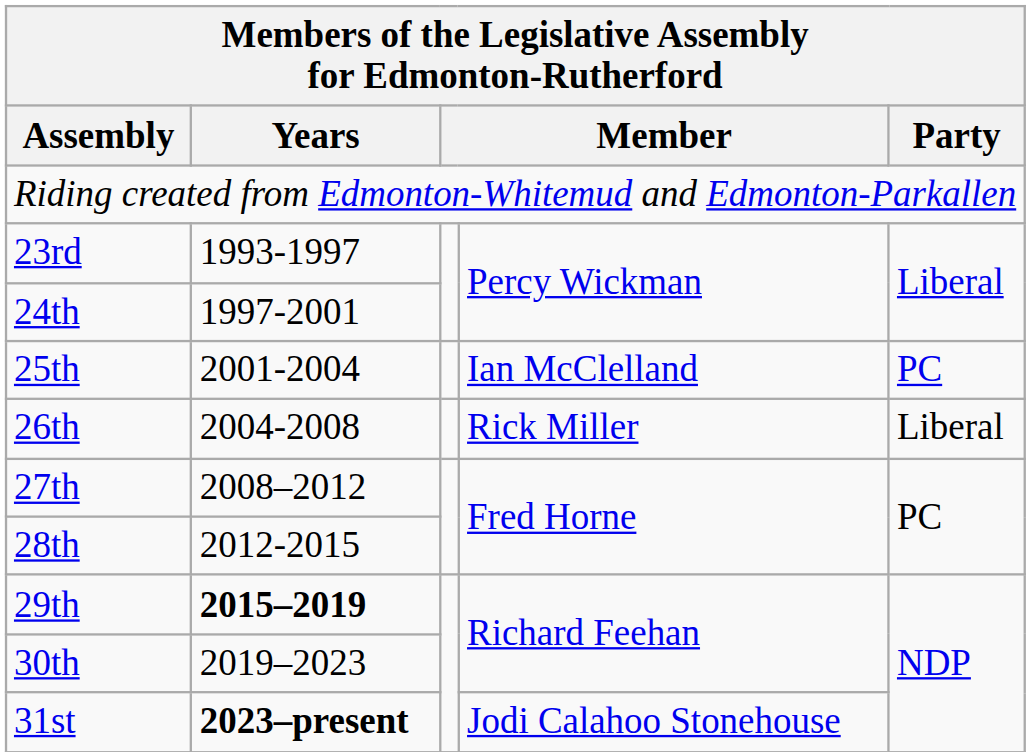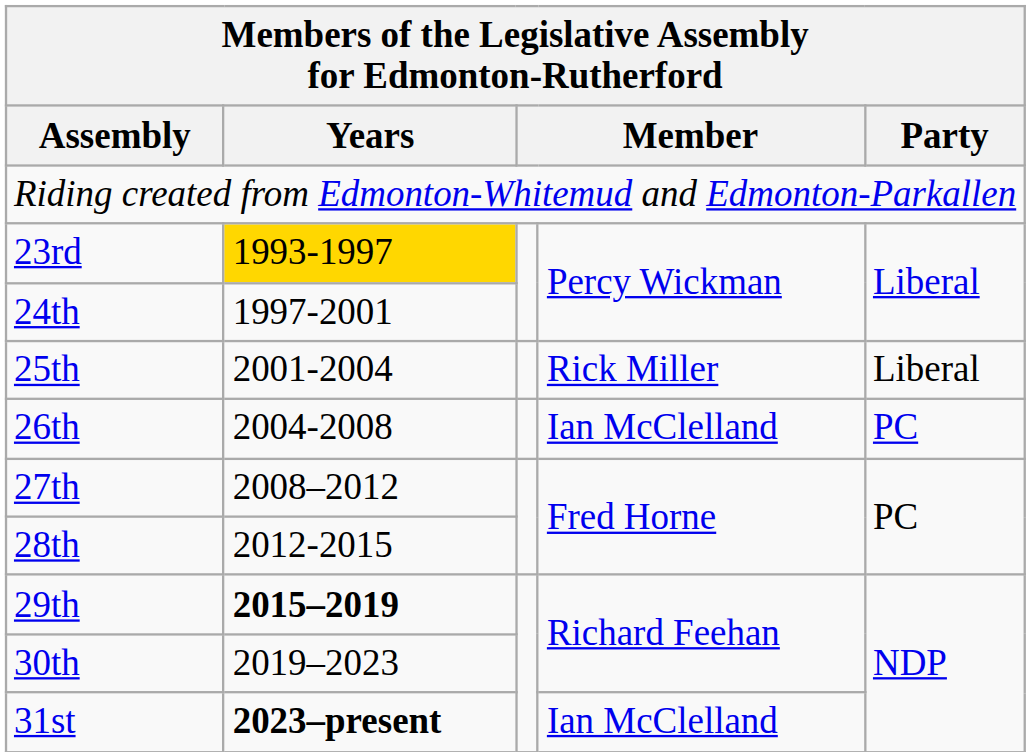(280, 252) no background -> (313, 252) gold background
(583, 369) Ian McClelland -> (633, 369) Rick Miller
(920, 369) PC -> (926, 369) Liberal
(553, 428) Rick Miller -> (662, 428) Ian McClelland
(950, 428) Liberal -> (896, 428) PC
(654, 721) Jodi Calahoo Stonehouse -> (662, 721) Ian McClelland
